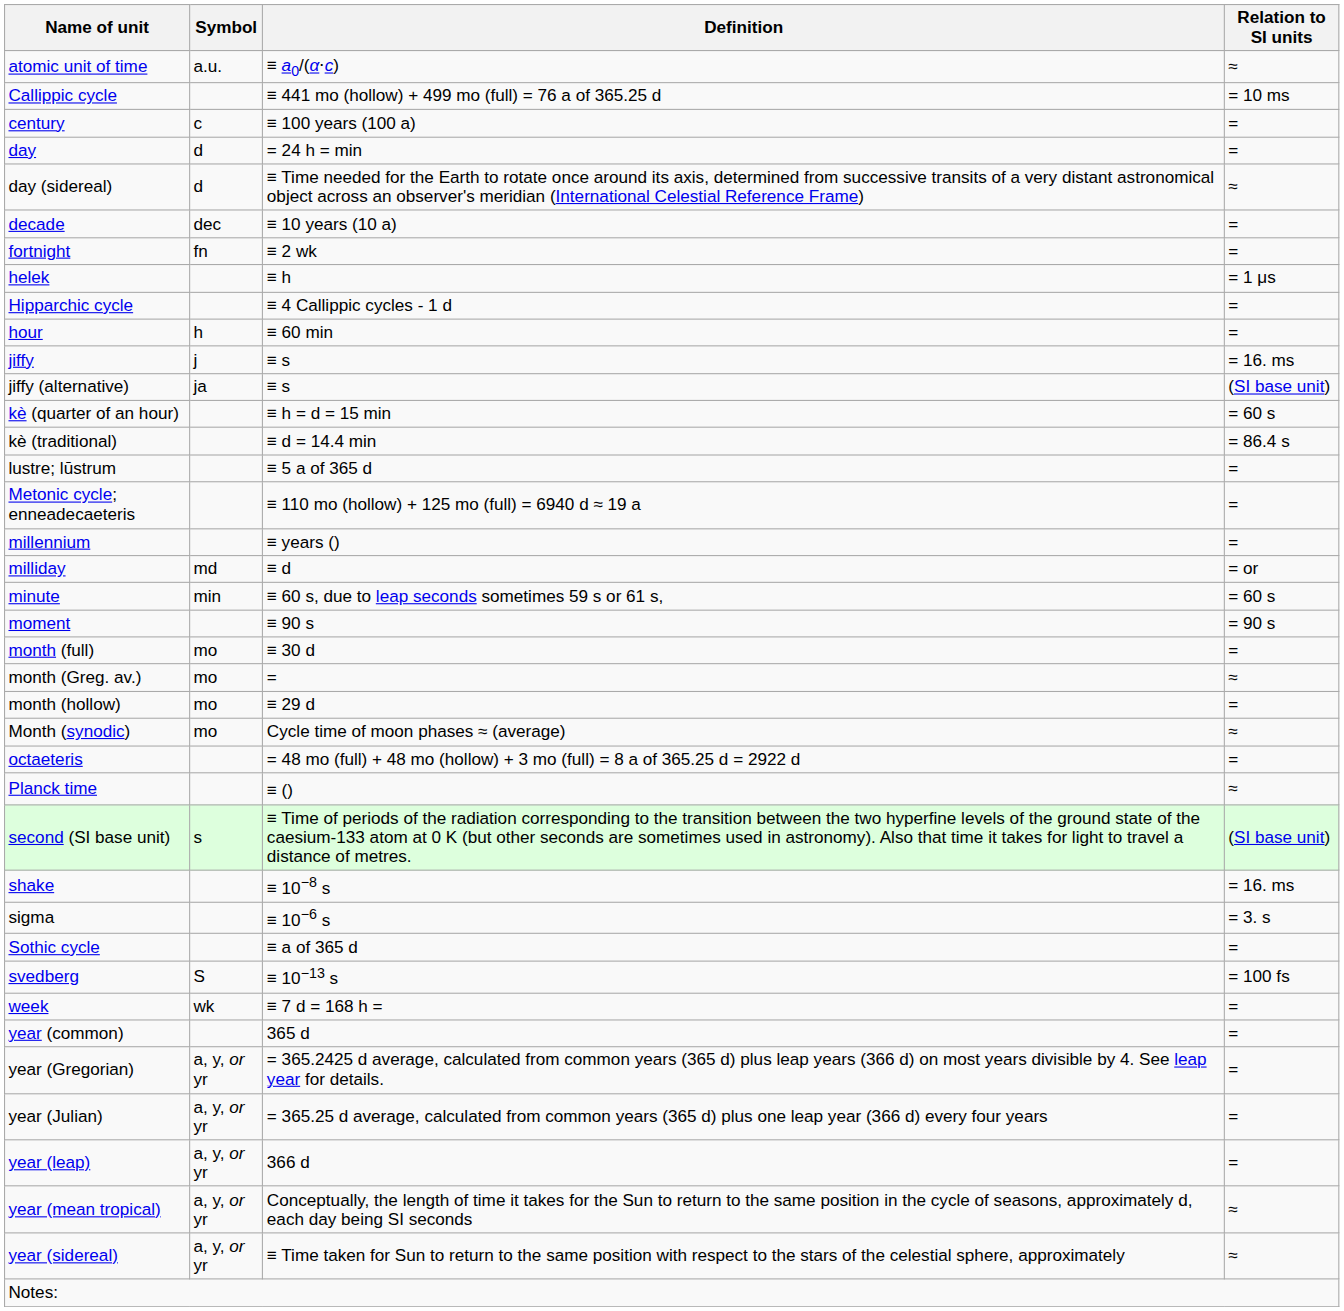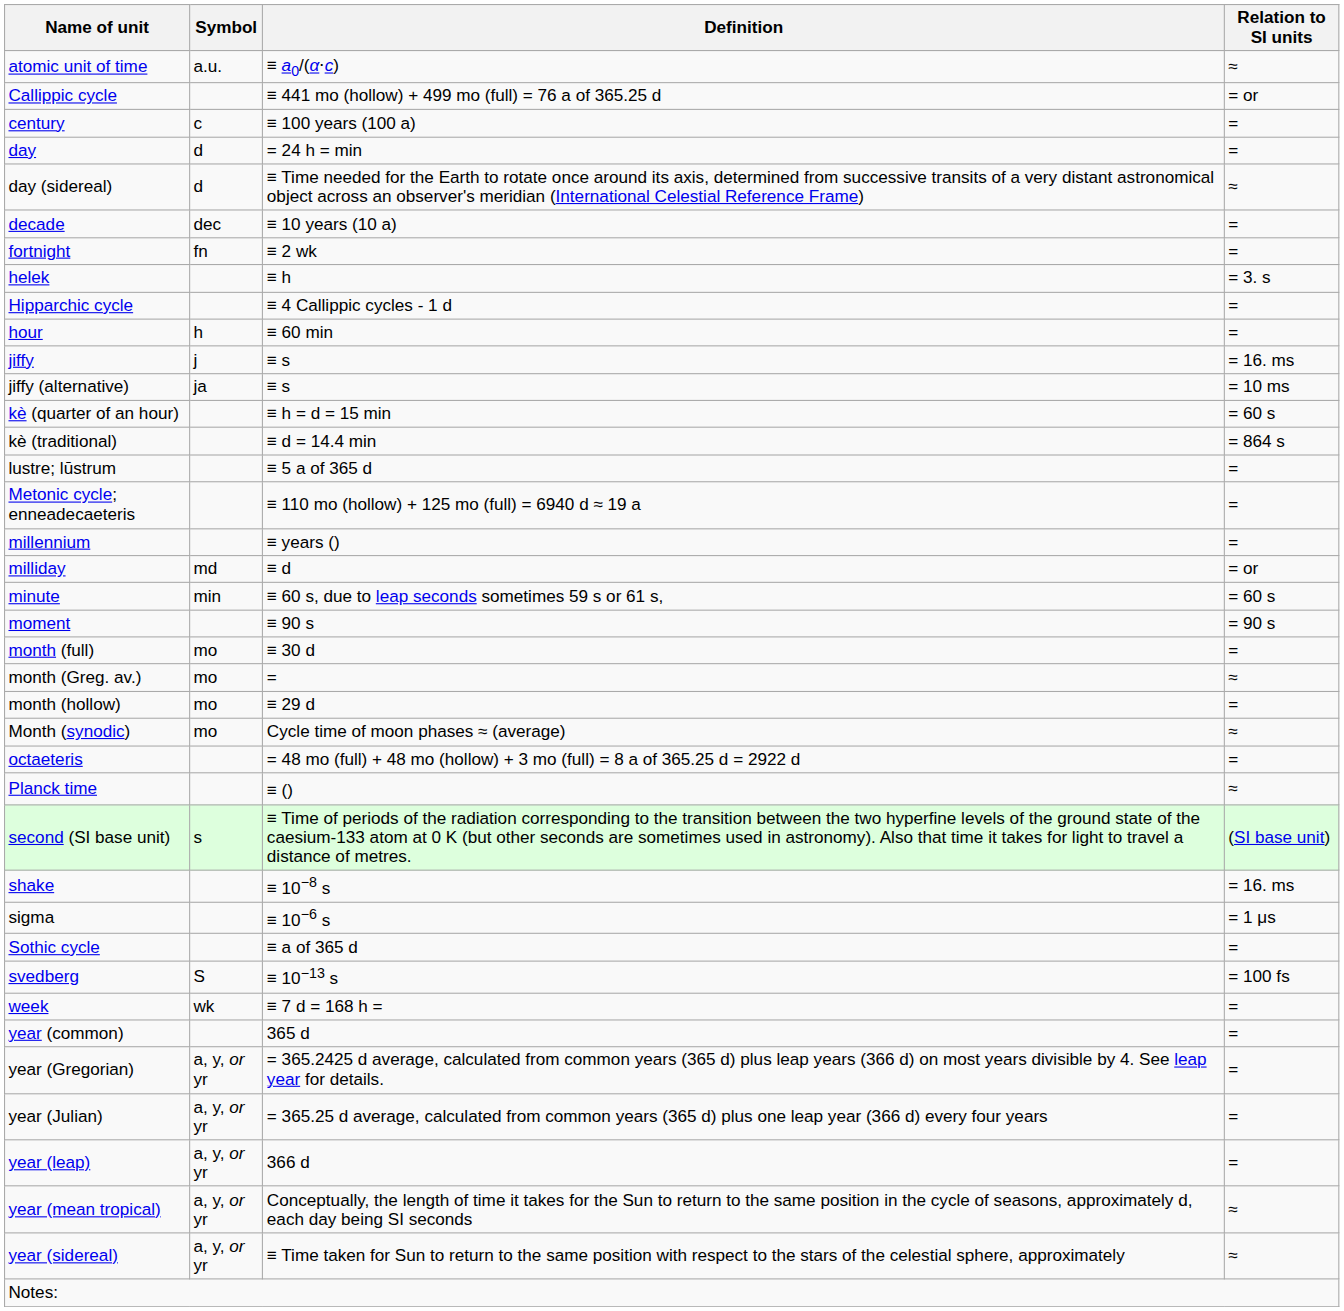(1259, 96) = 10 ms -> (1243, 96) = or
(1252, 278) = 1 μs -> (1249, 278) = 3. s
(1279, 386) (SI base unit) -> (1259, 386) = 10 ms
(1259, 441) = 86.4 s -> (1257, 441) = 864 s
(1249, 917) = 3. s -> (1252, 917) = 1 μs
